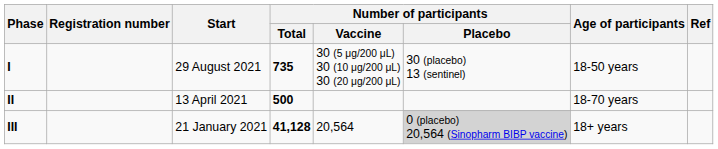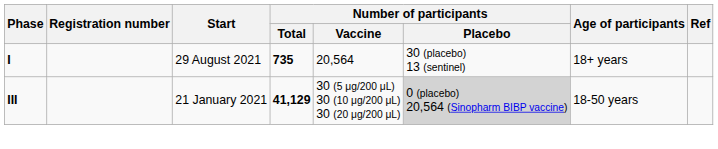(358, 67) 30 (5 μg/200 μL) 30 (10 μg/200 μL) 30 (20 μg/200 μL) -> (335, 60) 20,564
(606, 67) 18-50 years -> (600, 60) 18+ years
- row: (11, 100)
(292, 127) 41,128 -> (292, 100) 41,129
(335, 127) 20,564 -> (358, 100) 30 (5 μg/200 μL) 30 (10 μg/200 μL) 30 (20 μg/200 μL)
(600, 127) 18+ years -> (606, 100) 18-50 years
